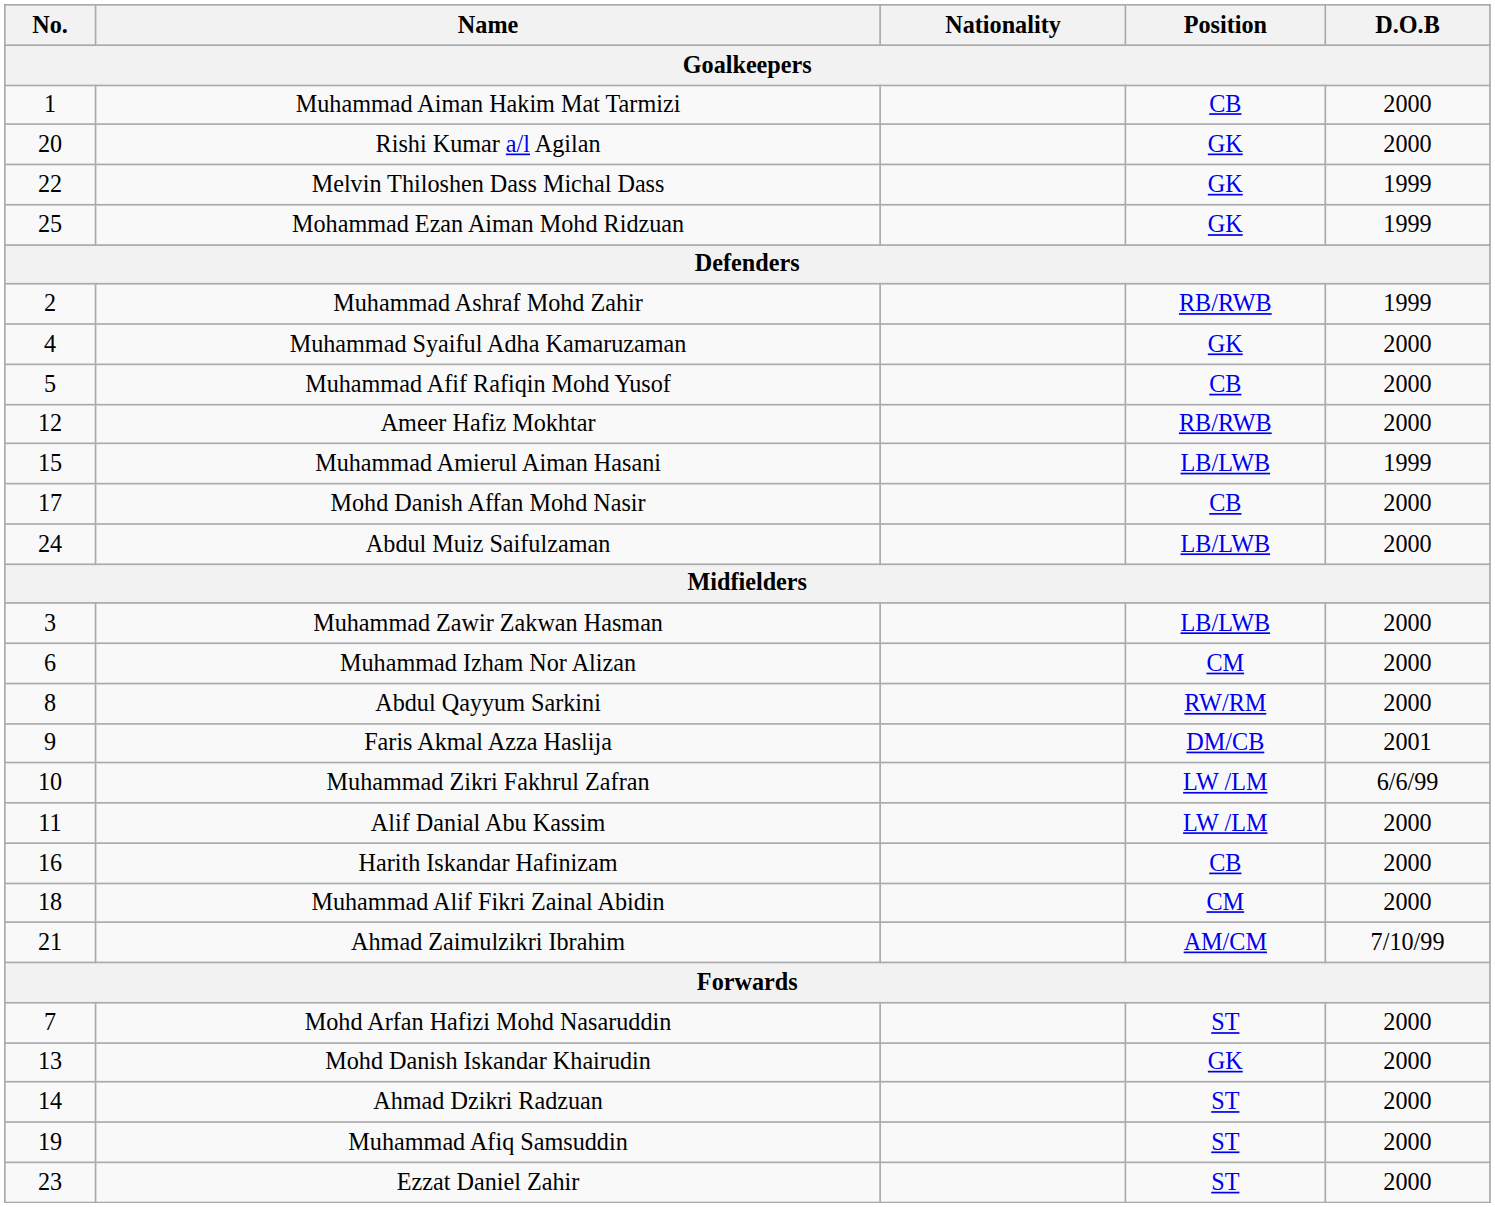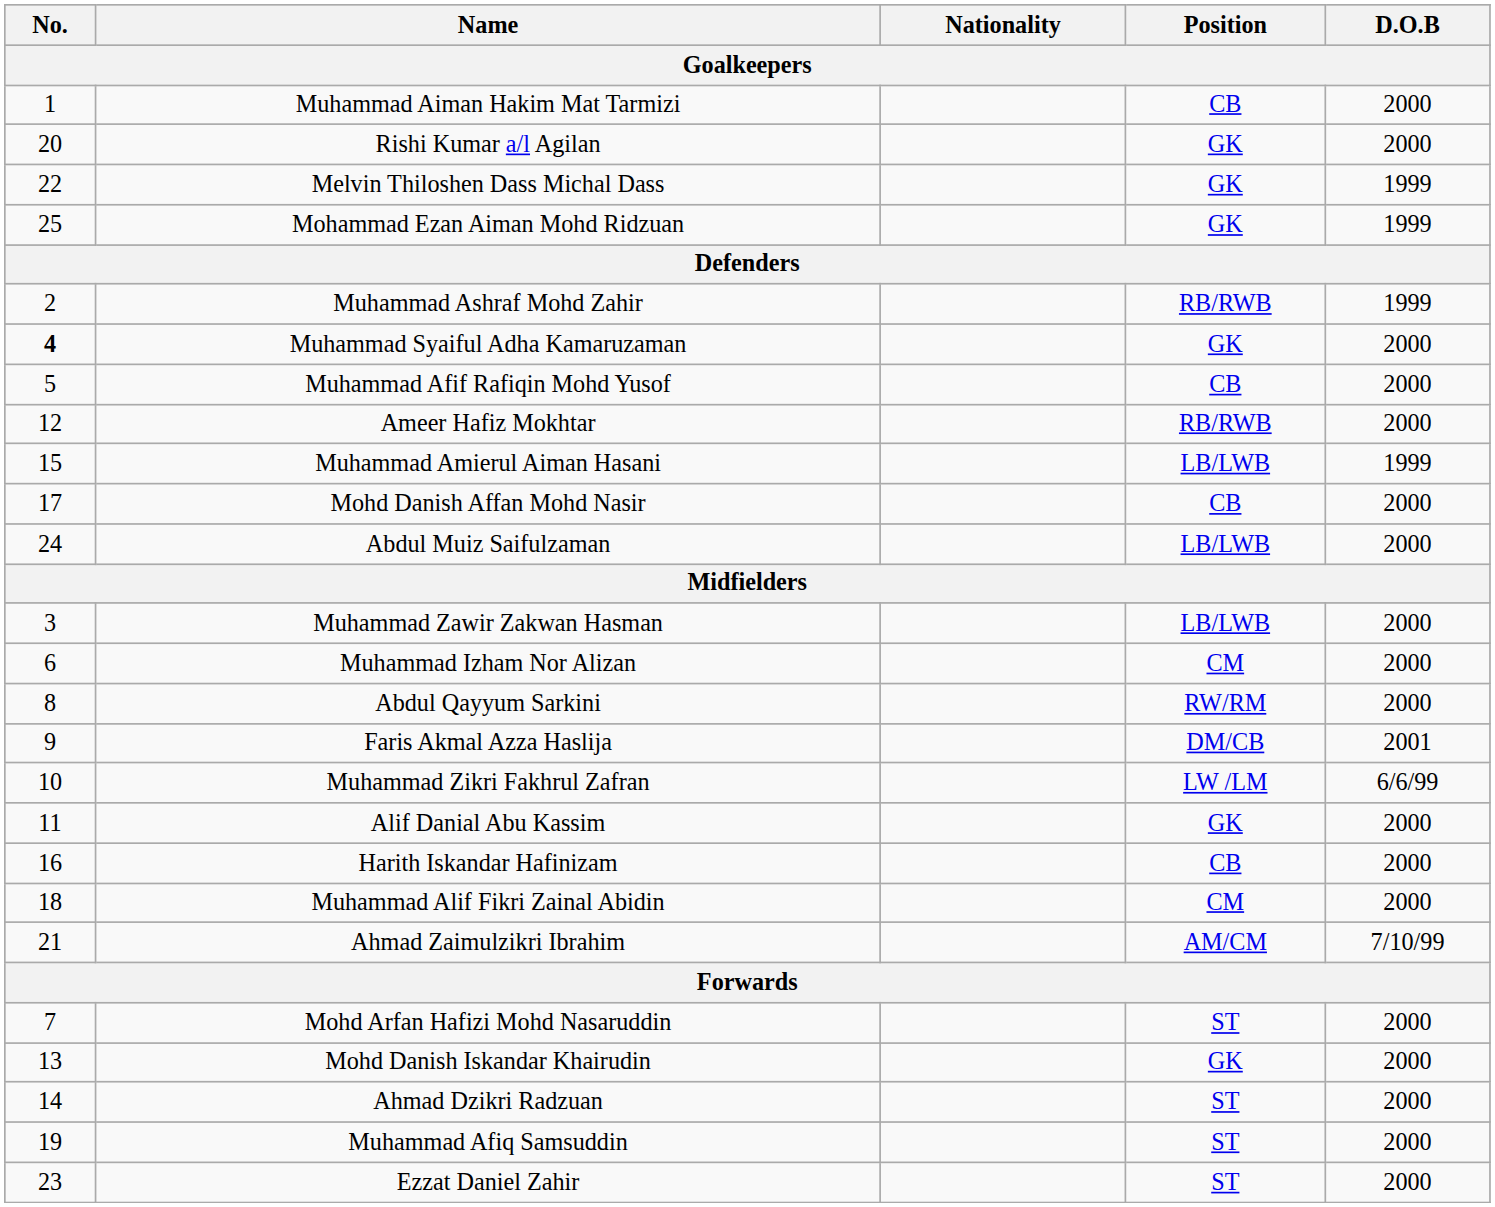(50, 344) normal -> (50, 344) bold
(1225, 822) LW /LM -> (1225, 822) GK
